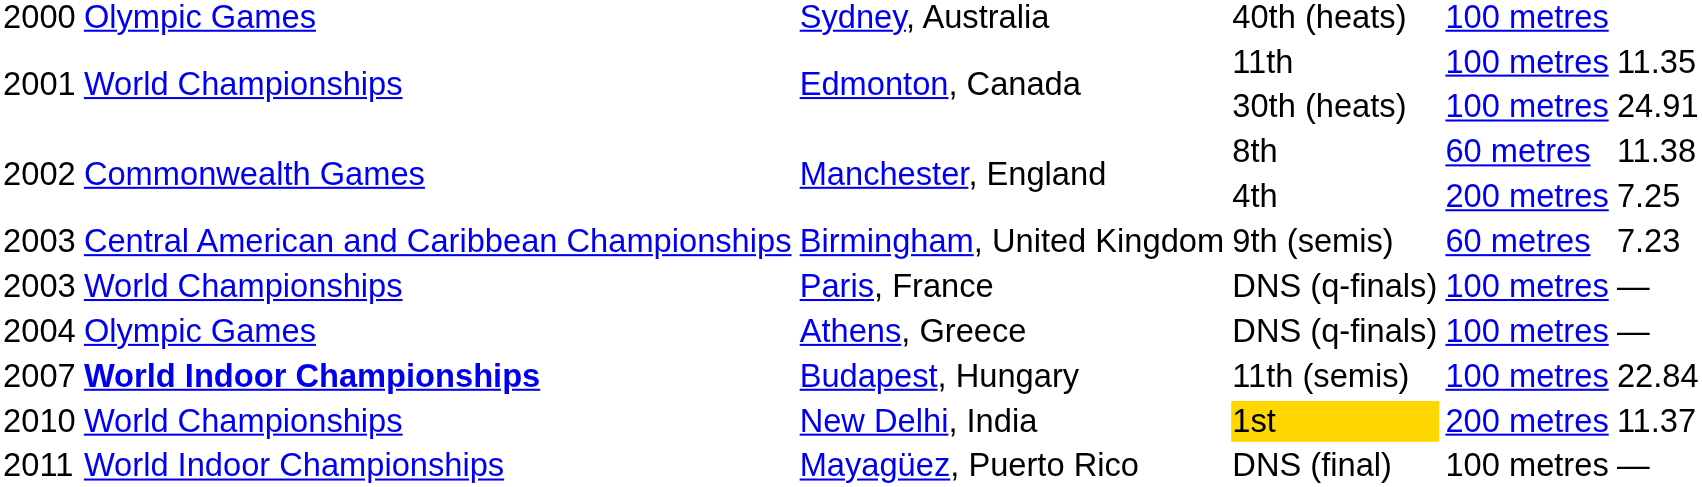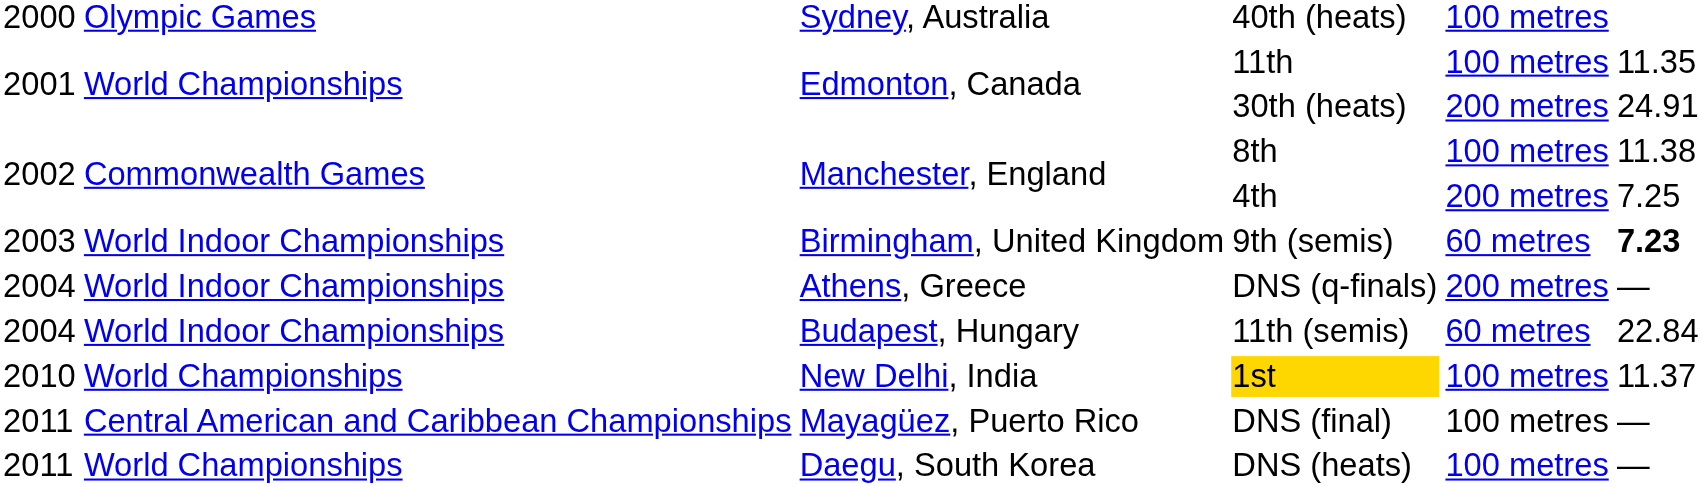(1527, 106) 100 metres -> (1527, 106) 200 metres
(1518, 151) 60 metres -> (1527, 151) 100 metres
(438, 241) Central American and Caribbean Championships -> (294, 241) World Indoor Championships
(1649, 241) normal -> (1649, 241) bold
- row: (897, 286)
(200, 331) Olympic Games -> (294, 286) World Indoor Championships
(1527, 331) 100 metres -> (1527, 286) 200 metres
(39, 376) 2007 -> (39, 331) 2004
(312, 376) bold -> (294, 331) normal
(1527, 376) 100 metres -> (1518, 331) 60 metres
(1527, 420) 200 metres -> (1527, 376) 100 metres
(294, 465) World Indoor Championships -> (438, 420) Central American and Caribbean Championships
+ row: (948, 465)
